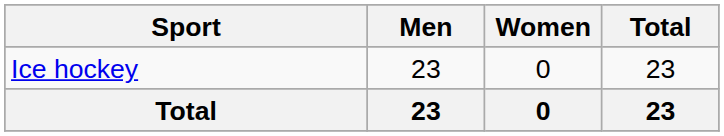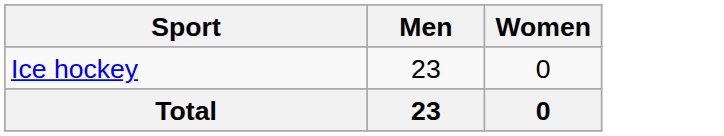- column: (661, 26)
